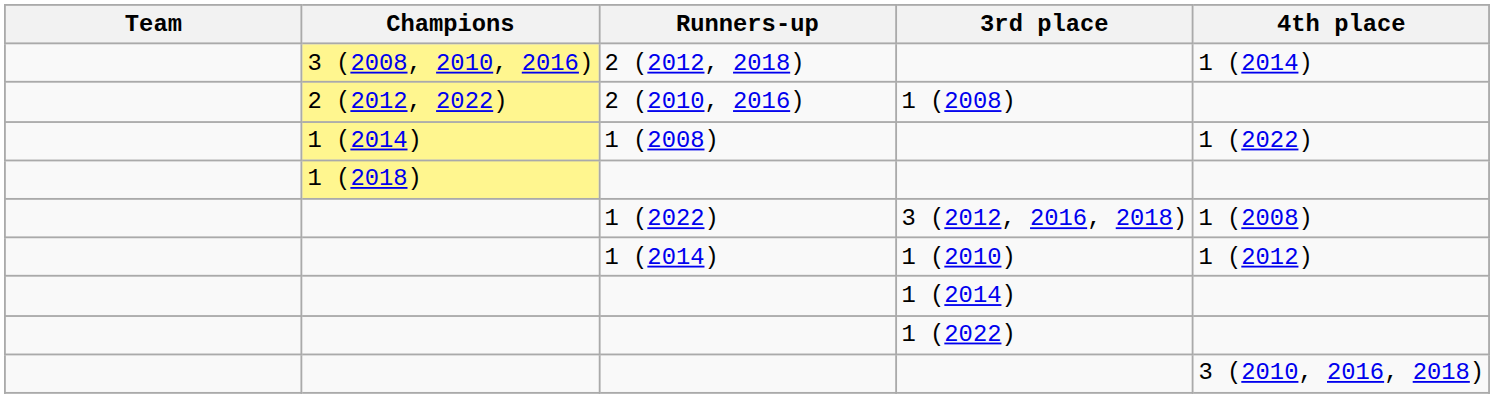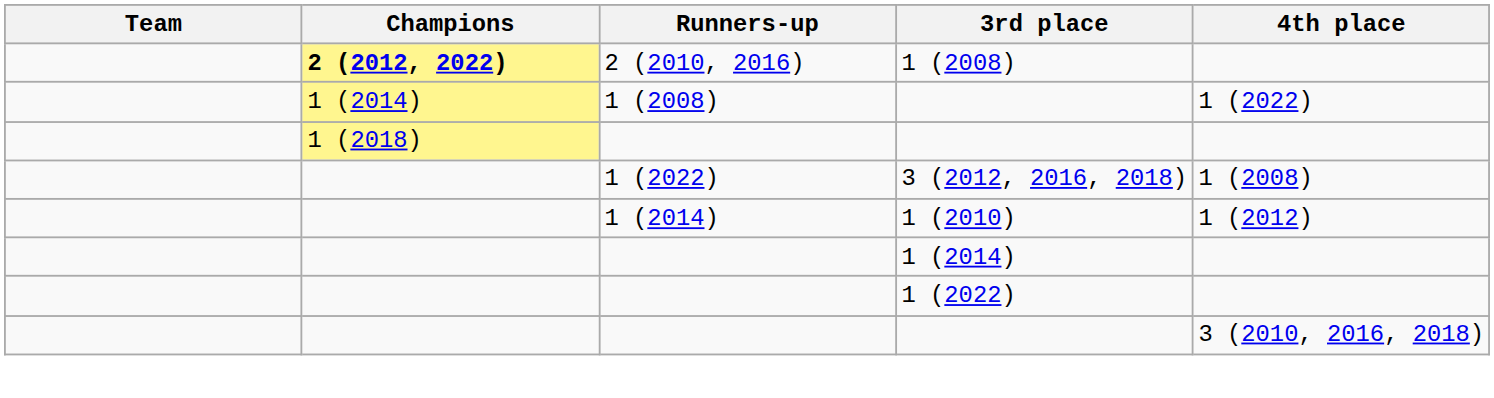- row: (705, 63)
(408, 102) normal -> (408, 63) bold
